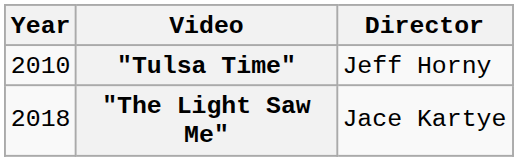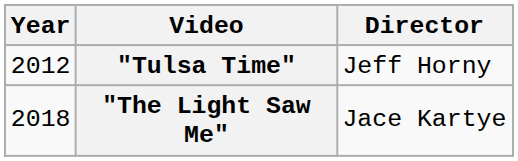(41, 66) 2010 -> (41, 66) 2012
